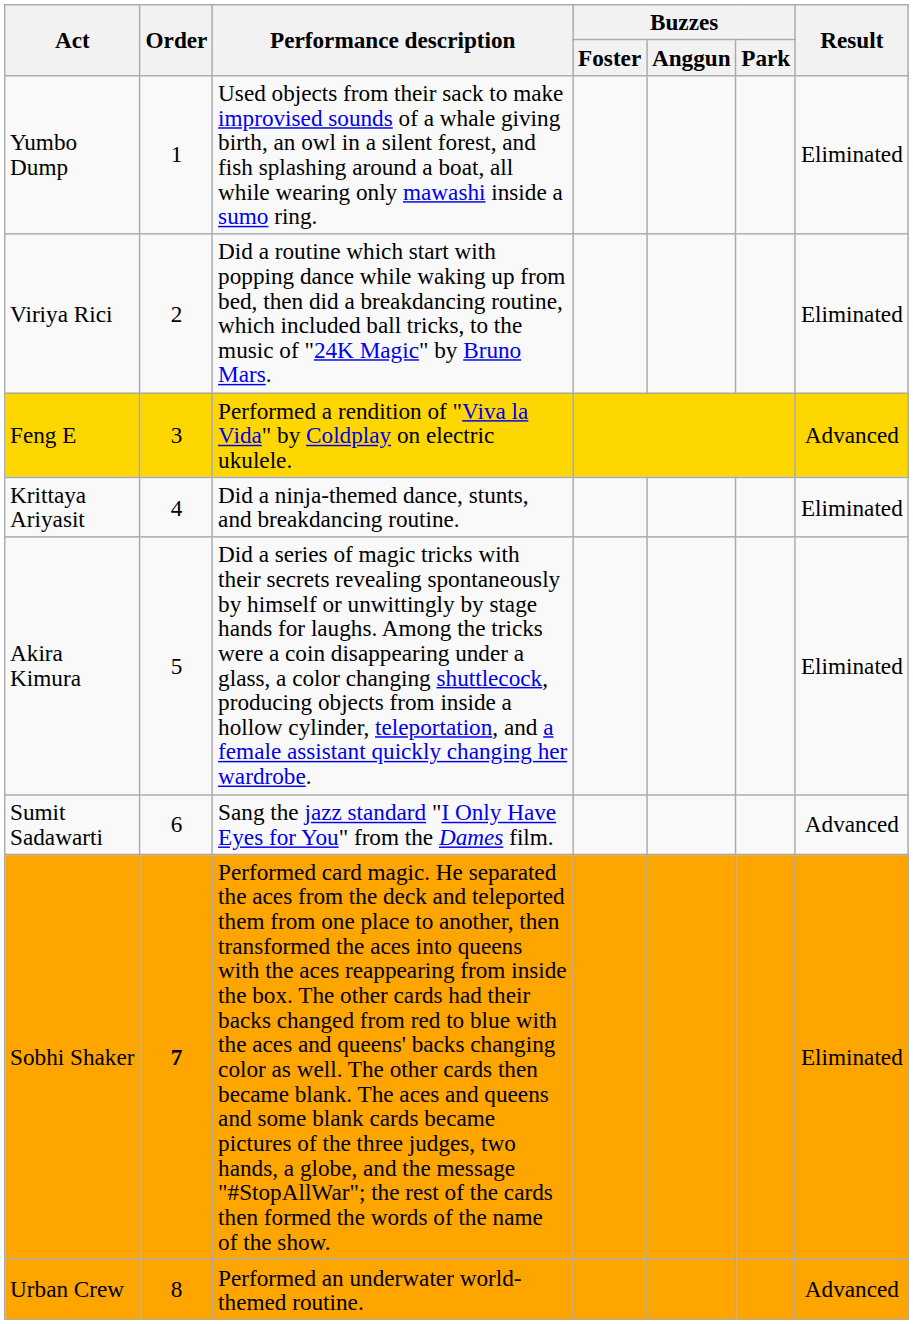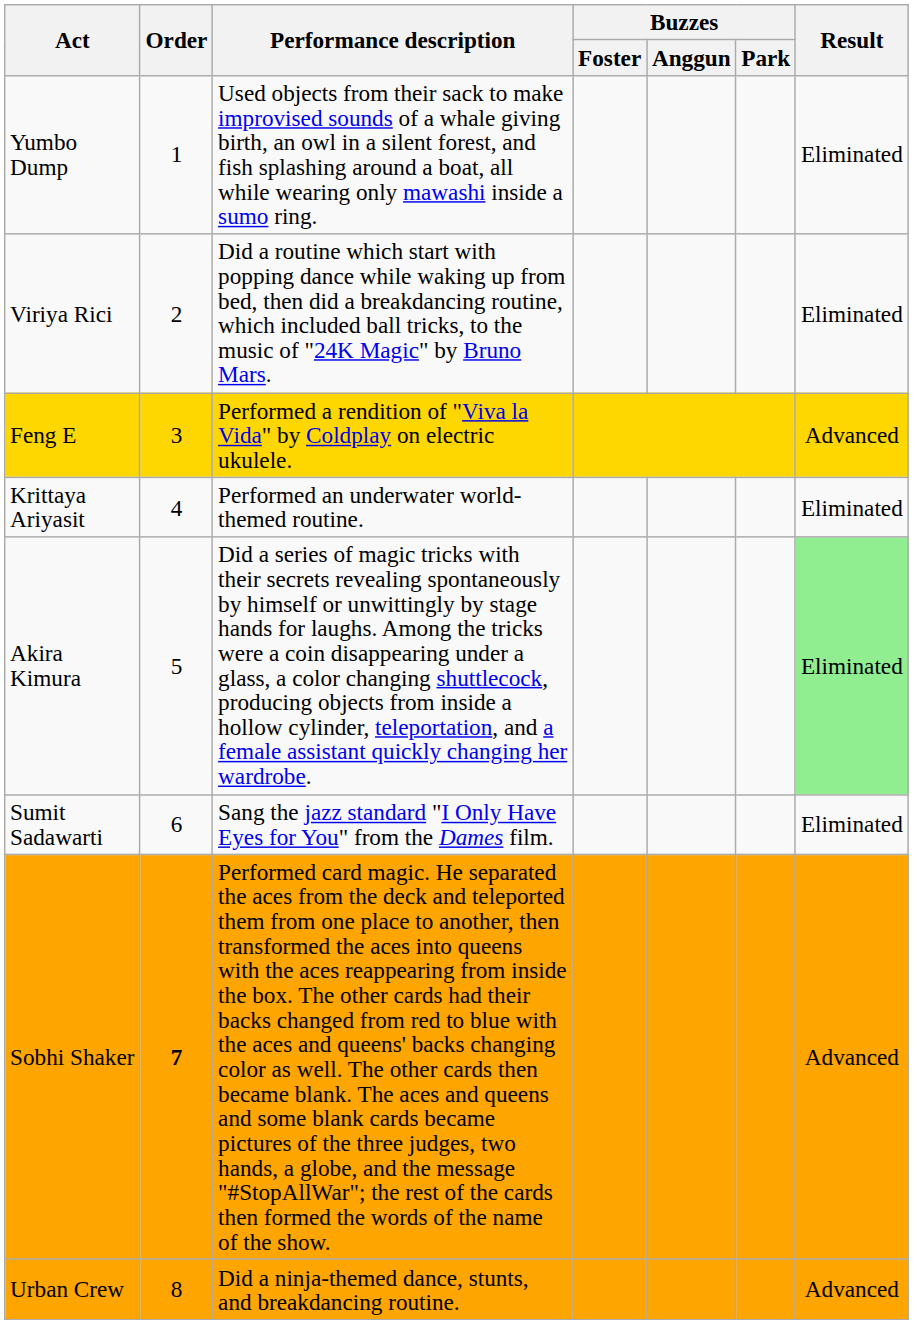(373, 507) Did a ninja-themed dance, stunts, and breakdancing routine. -> (370, 507) Performed an underwater world-themed routine.
(852, 666) no background -> (852, 666) lightgreen background
(852, 824) Advanced -> (852, 824) Eliminated
(852, 1057) Eliminated -> (852, 1057) Advanced
(370, 1290) Performed an underwater world-themed routine. -> (373, 1290) Did a ninja-themed dance, stunts, and breakdancing routine.
